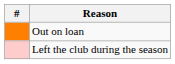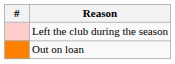rows swapped: (100, 49) <-> (58, 31)
